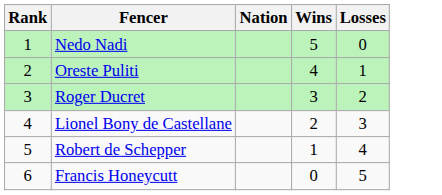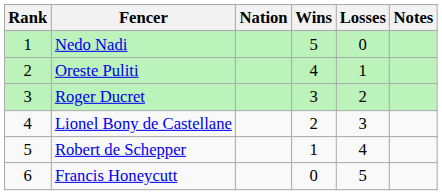+ column: (413, 17)
